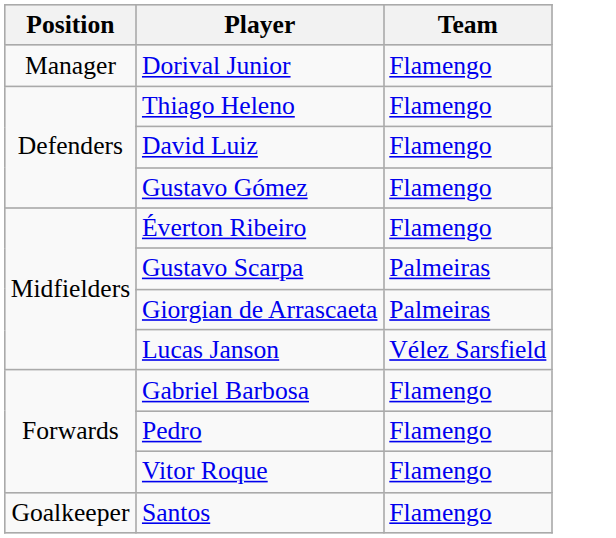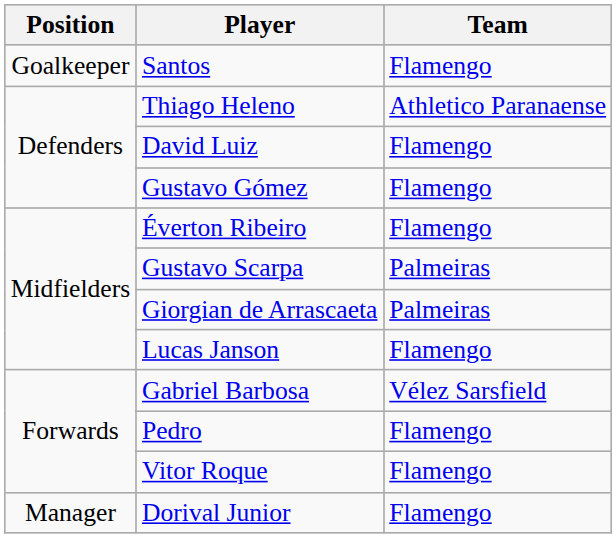rows swapped: (176, 512) <-> (216, 65)
(440, 106) Flamengo -> (498, 106) Athletico Paranaense
(468, 349) Vélez Sarsfield -> (440, 349) Flamengo
(440, 390) Flamengo -> (468, 390) Vélez Sarsfield
